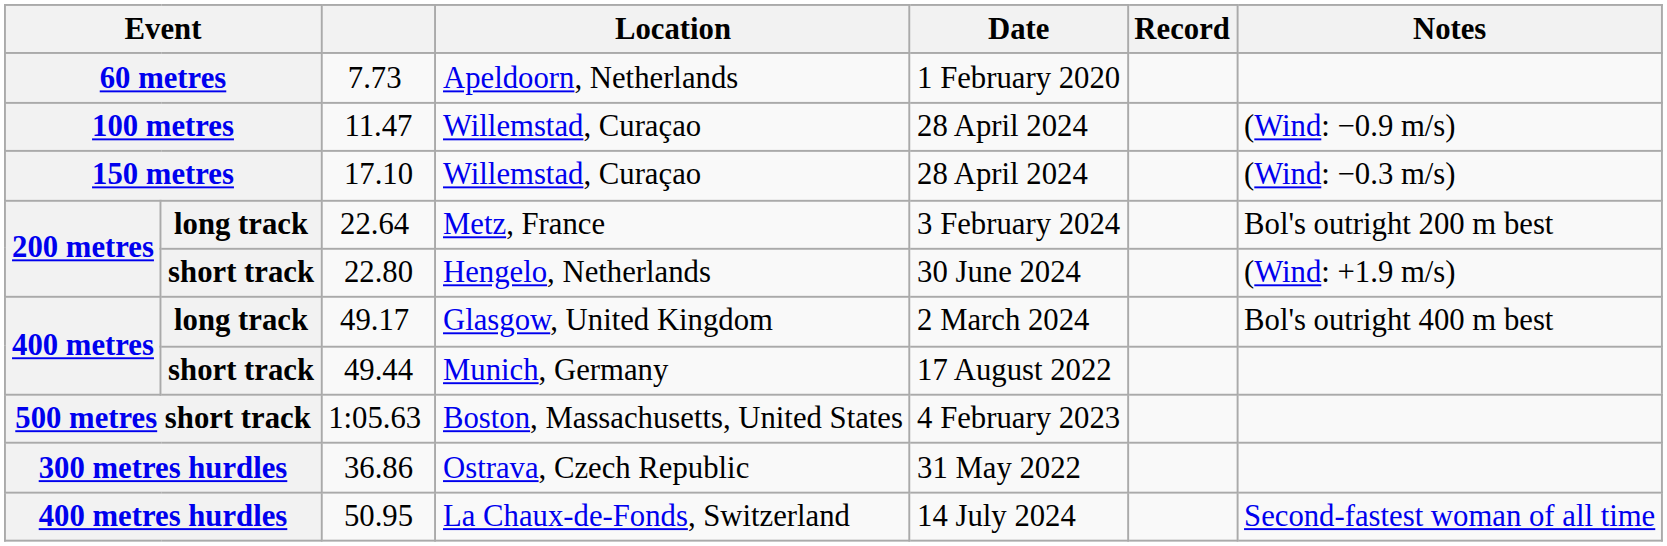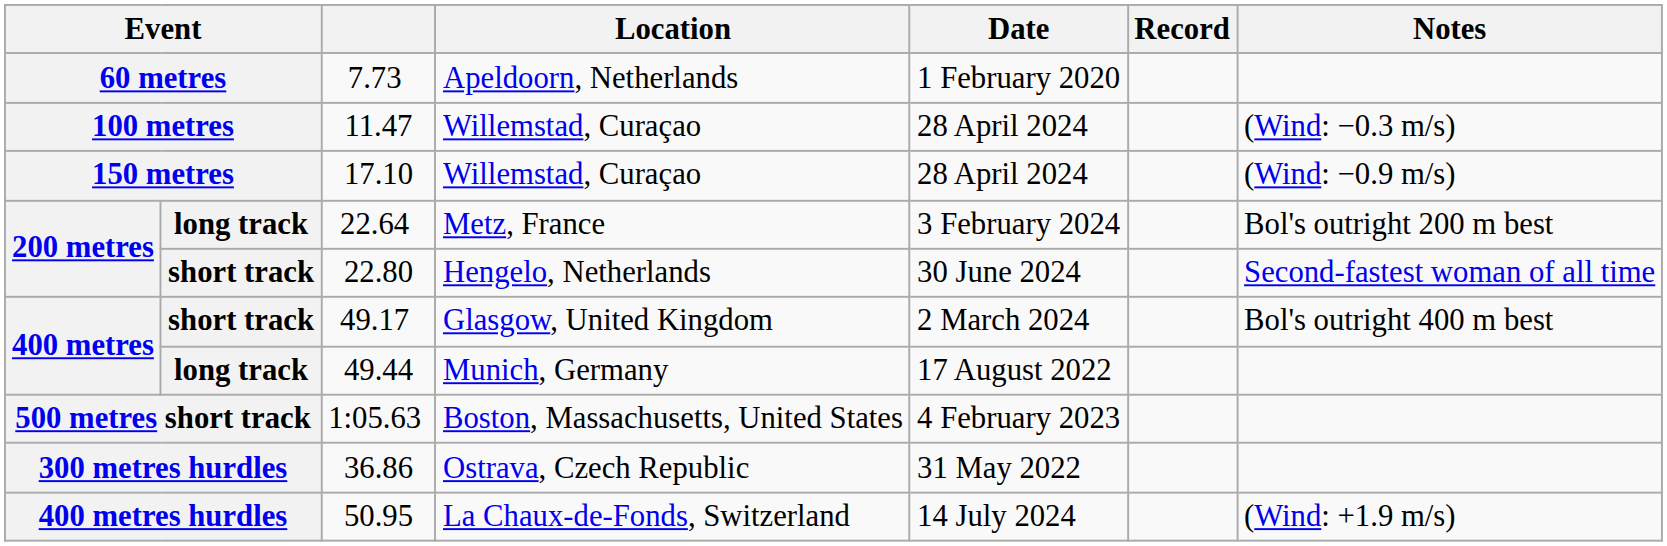(1350, 126) (Wind: −0.9 m/s) -> (1350, 126) (Wind: −0.3 m/s)
(1350, 175) (Wind: −0.3 m/s) -> (1350, 175) (Wind: −0.9 m/s)
(1350, 272) (Wind: +1.9 m/s) -> (1450, 272) Second-fastest woman of all time
(241, 321) long track -> (241, 321) short track
(241, 369) short track -> (241, 369) long track
(1450, 516) Second-fastest woman of all time -> (1350, 516) (Wind: +1.9 m/s)
